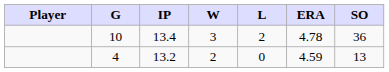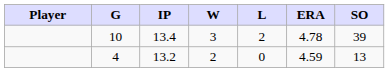(360, 36) 36 -> (360, 36) 39
